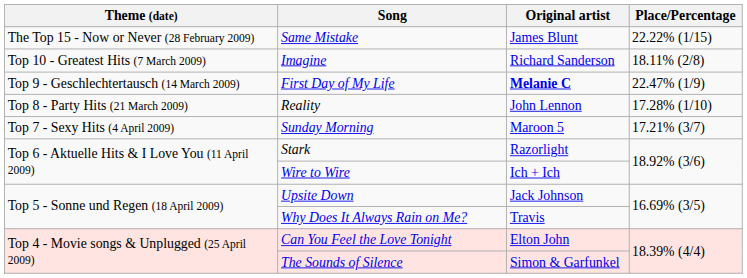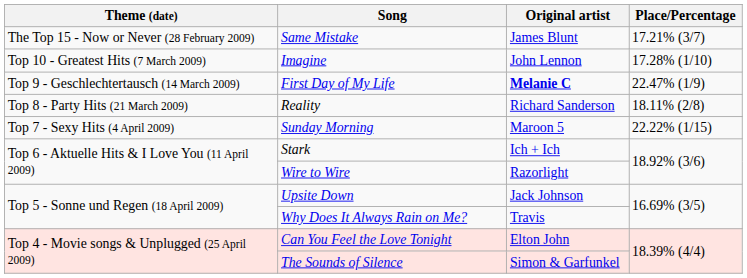(672, 37) 22.22% (1/15) -> (668, 37) 17.21% (3/7)
(562, 60) Richard Sanderson -> (546, 60) John Lennon
(668, 60) 18.11% (2/8) -> (672, 60) 17.28% (1/10)
(546, 104) John Lennon -> (562, 104) Richard Sanderson
(672, 104) 17.28% (1/10) -> (668, 104) 18.11% (2/8)
(668, 127) 17.21% (3/7) -> (672, 127) 22.22% (1/15)
(539, 149) Razorlight -> (535, 149) Ich + Ich
(535, 172) Ich + Ich -> (539, 172) Razorlight
